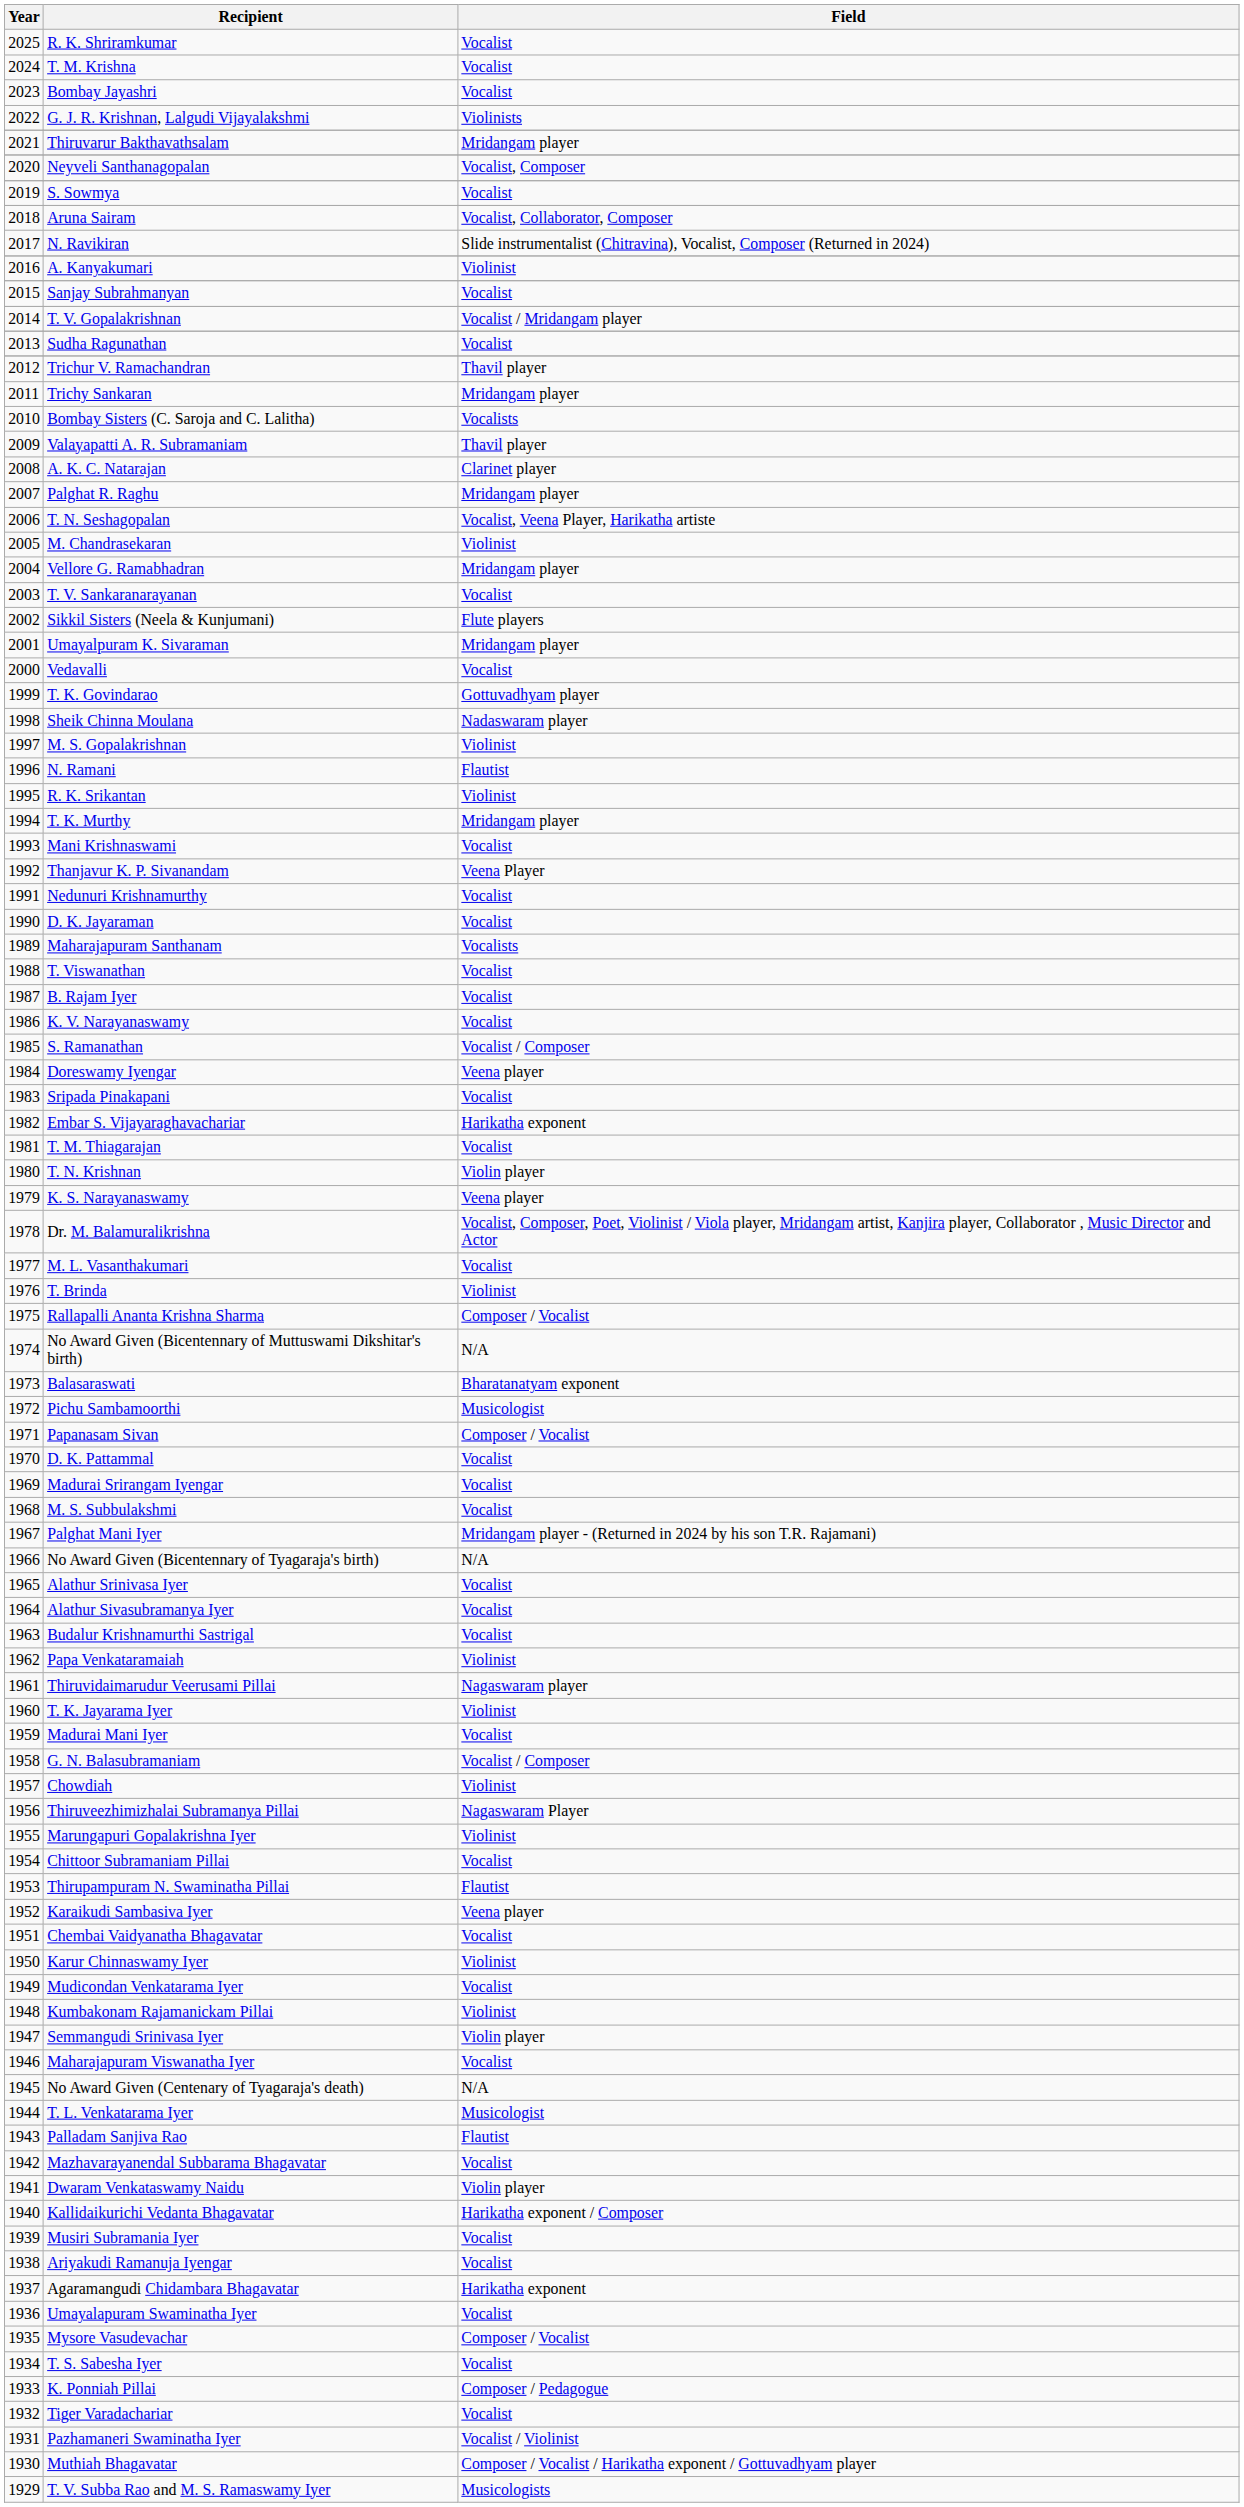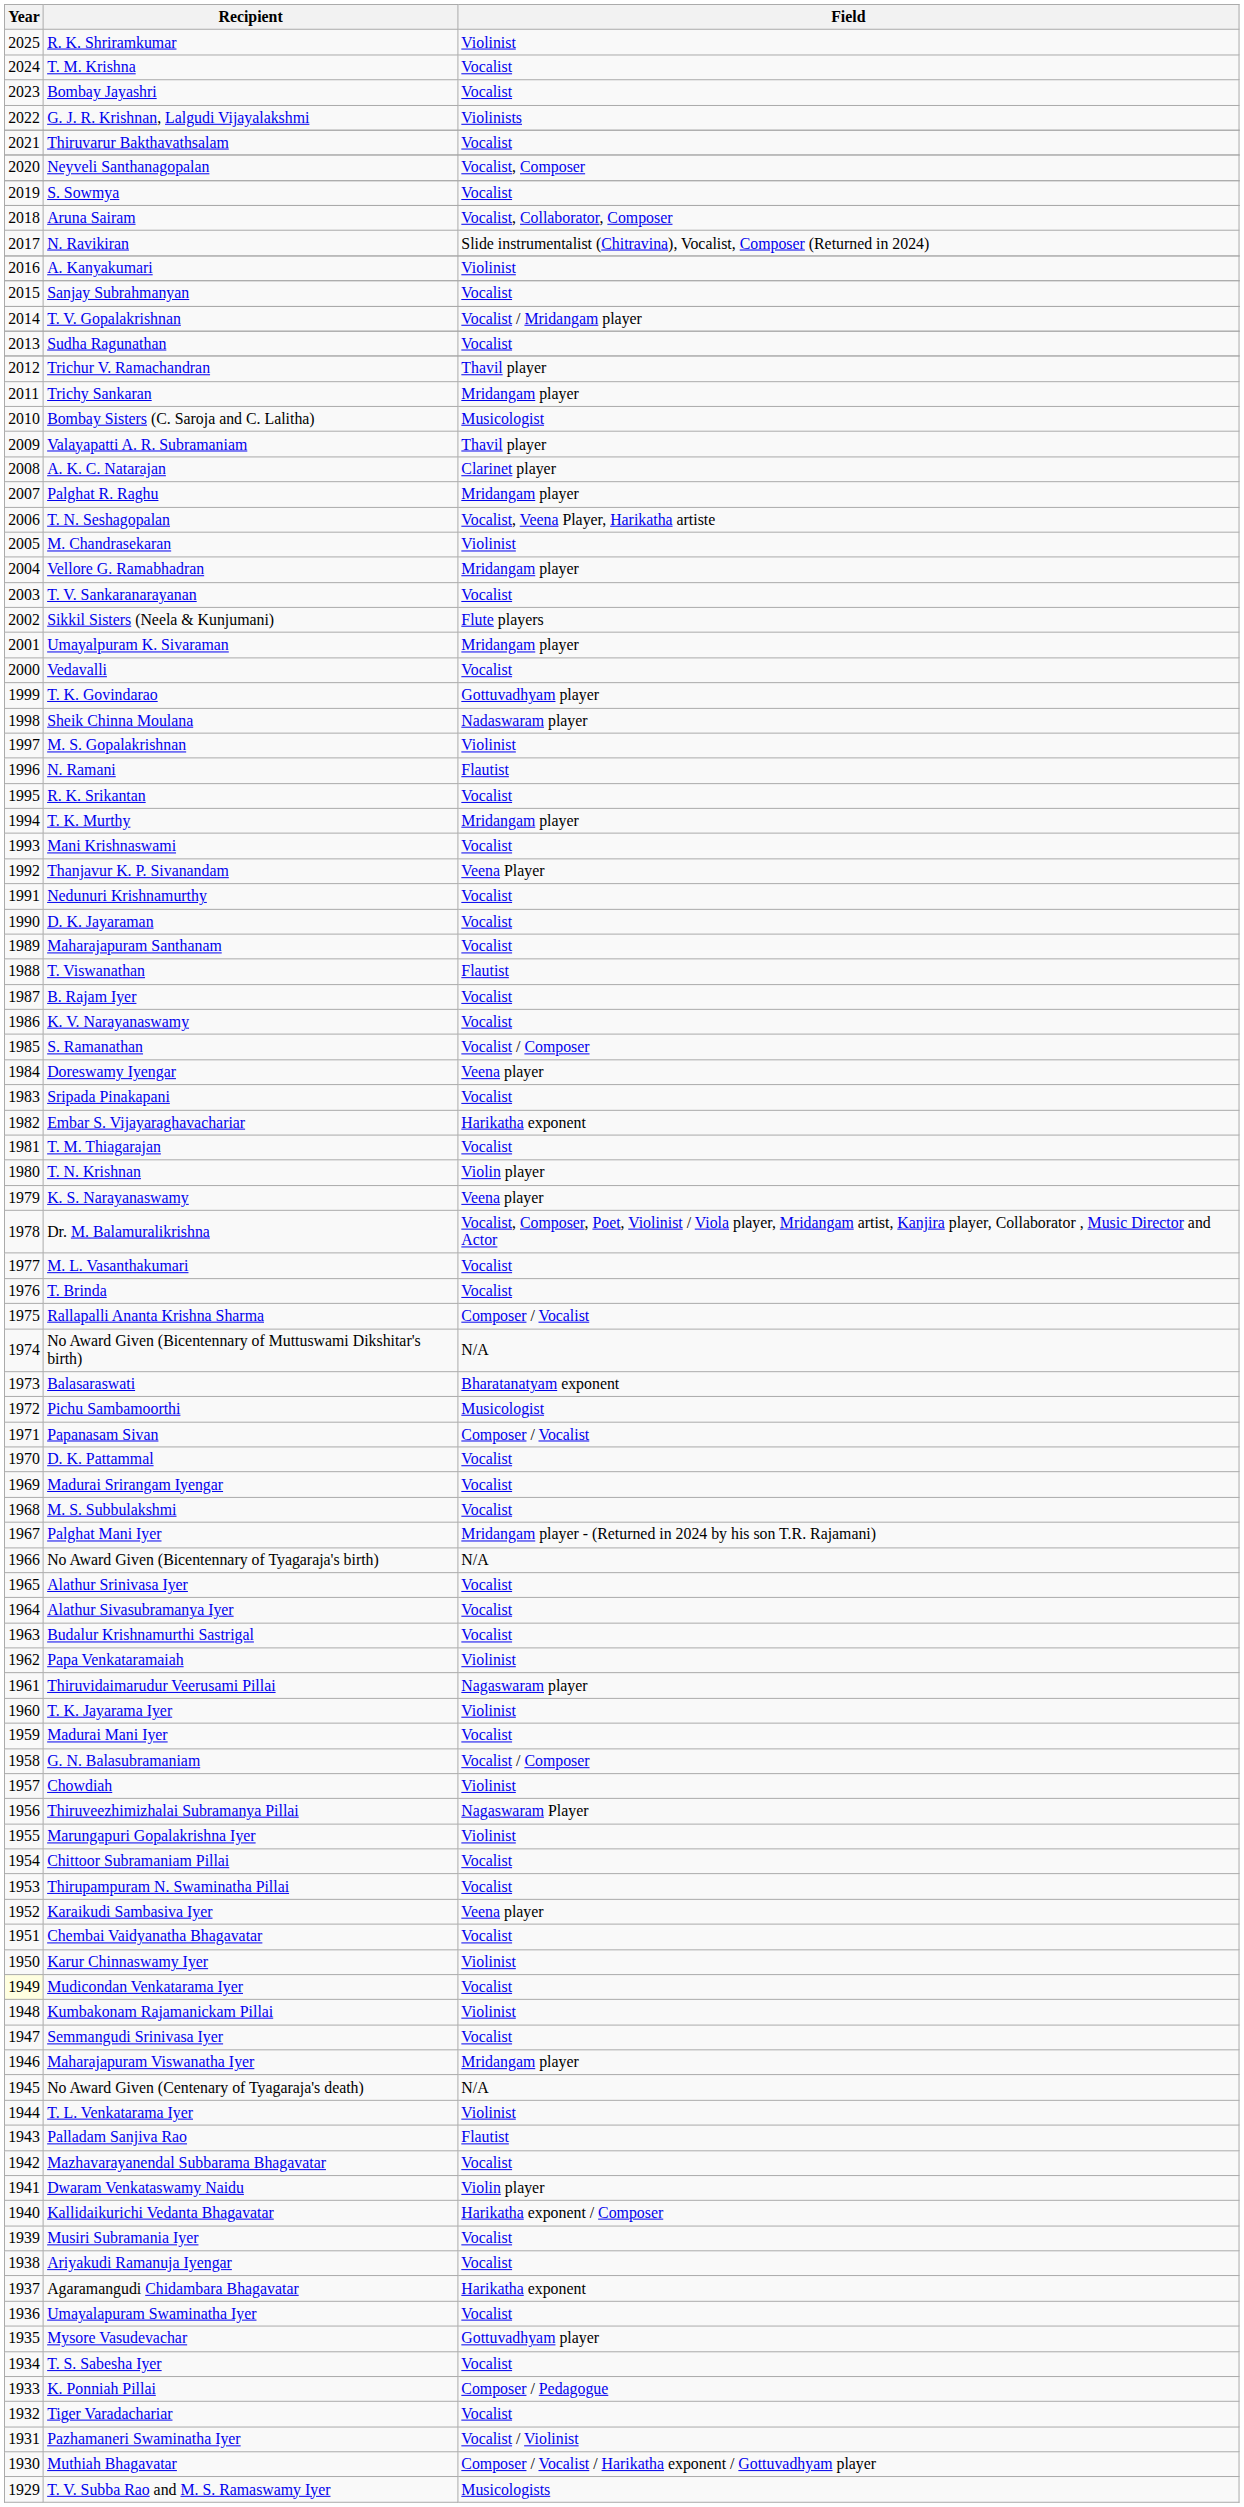(487, 42) Vocalist -> (489, 42) Violinist
(520, 142) Mridangam player -> (487, 142) Vocalist
(490, 419) Vocalists -> (503, 419) Musicologist
(489, 795) Violinist -> (487, 795) Vocalist
(490, 946) Vocalists -> (487, 946) Vocalist
(487, 971) Vocalist -> (485, 971) Flautist
(489, 1290) Violinist -> (487, 1290) Vocalist
(485, 1886) Flautist -> (487, 1886) Vocalist
(24, 1987) no background -> (24, 1987) lightyellow background
(503, 2037) Violin player -> (487, 2037) Vocalist
(487, 2062) Vocalist -> (520, 2062) Mridangam player
(503, 2112) Musicologist -> (489, 2112) Violinist
(525, 2338) Composer / Vocalist -> (530, 2338) Gottuvadhyam player
